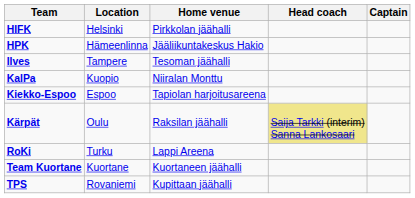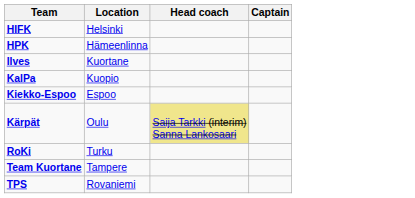- column: (209, 12)
(107, 62) Tampere -> (108, 62) Kuortane
(108, 168) Kuortane -> (107, 168) Tampere
